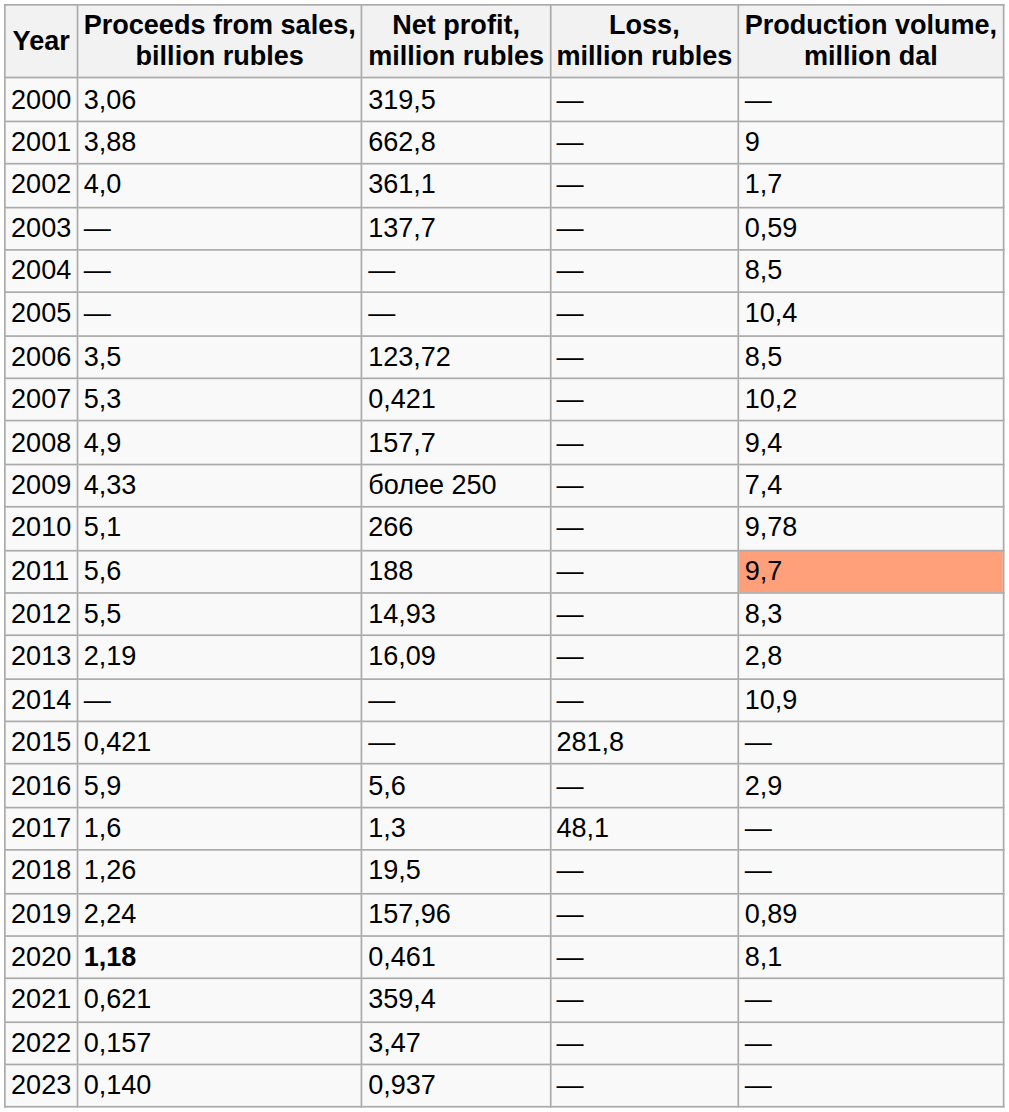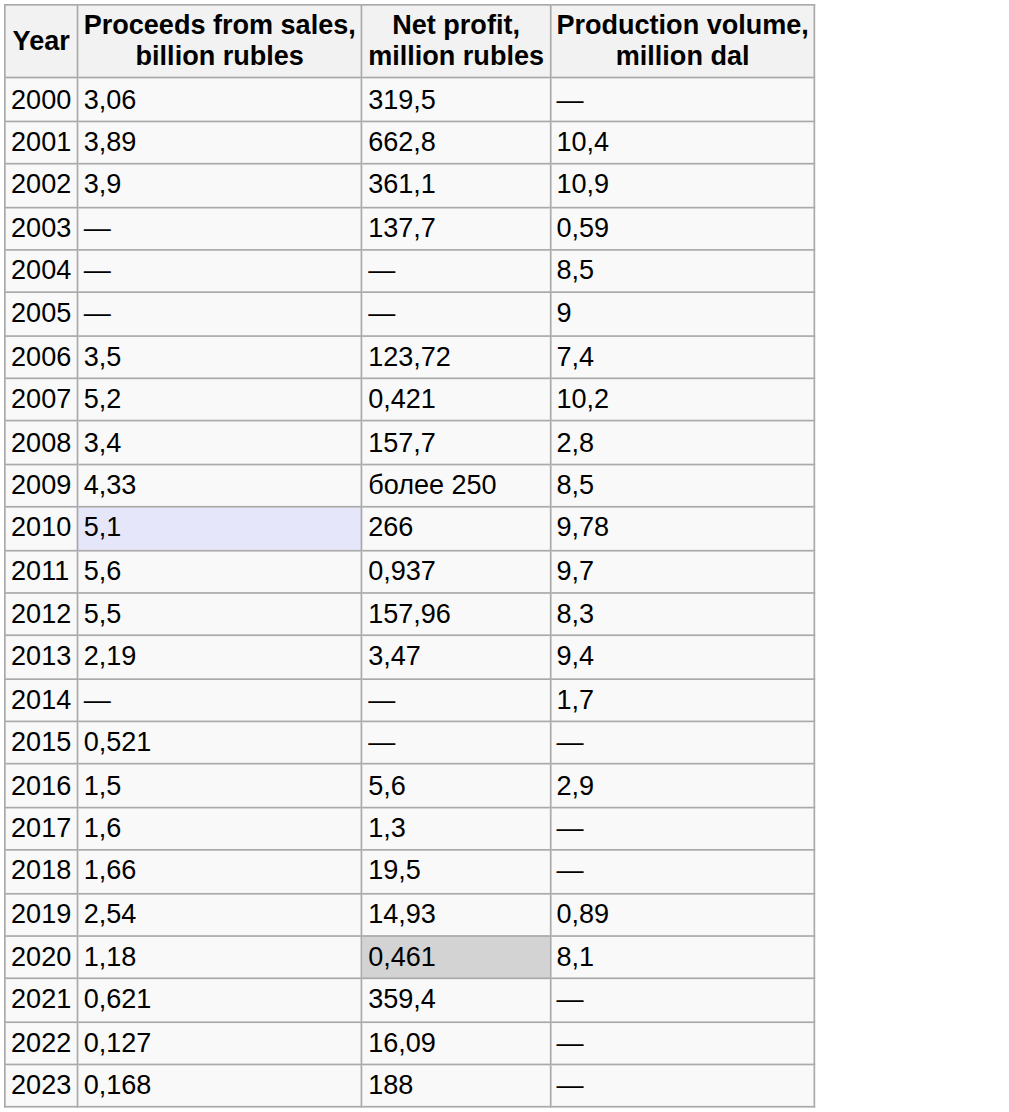- column: (644, 41)
(110, 142) 3,88 -> (110, 142) 3,89
(752, 142) 9 -> (583, 142) 10,4
(102, 185) 4,0 -> (102, 185) 3,9
(763, 185) 1,7 -> (583, 185) 10,9
(771, 313) 10,4 -> (564, 313) 9
(763, 356) 8,5 -> (575, 356) 7,4
(102, 399) 5,3 -> (102, 399) 5,2
(102, 442) 4,9 -> (102, 442) 3,4
(763, 442) 9,4 -> (575, 442) 2,8
(763, 485) 7,4 -> (575, 485) 8,5
(102, 528) no background -> (102, 528) lavender background
(391, 570) 188 -> (402, 570) 0,937
(763, 570) lightsalmon background -> (575, 570) no background
(402, 613) 14,93 -> (410, 613) 157,96
(402, 656) 16,09 -> (395, 656) 3,47
(763, 656) 2,8 -> (575, 656) 9,4
(771, 699) 10,9 -> (575, 699) 1,7
(118, 742) 0,421 -> (118, 742) 0,521
(102, 785) 5,9 -> (102, 785) 1,5
(110, 871) 1,26 -> (110, 871) 1,66
(110, 914) 2,24 -> (110, 914) 2,54
(410, 914) 157,96 -> (402, 914) 14,93
(110, 956) bold -> (110, 956) normal
(402, 956) no background -> (402, 956) lightgrey background
(118, 1042) 0,157 -> (118, 1042) 0,127
(395, 1042) 3,47 -> (402, 1042) 16,09
(118, 1085) 0,140 -> (118, 1085) 0,168
(402, 1085) 0,937 -> (391, 1085) 188
